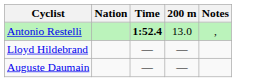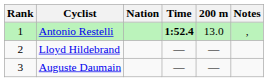+ column: (20, 13)
